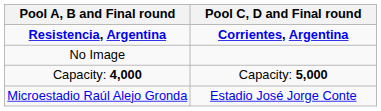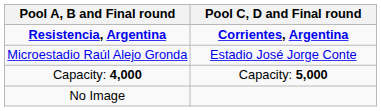rows swapped: (97, 95) <-> (97, 55)
